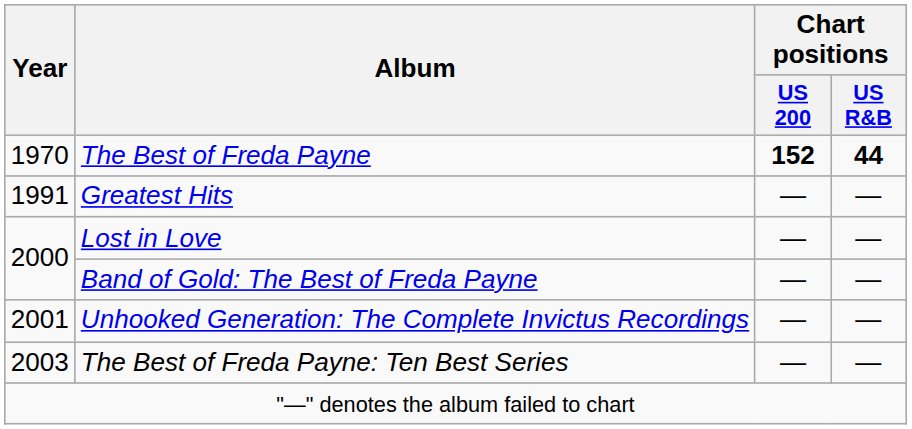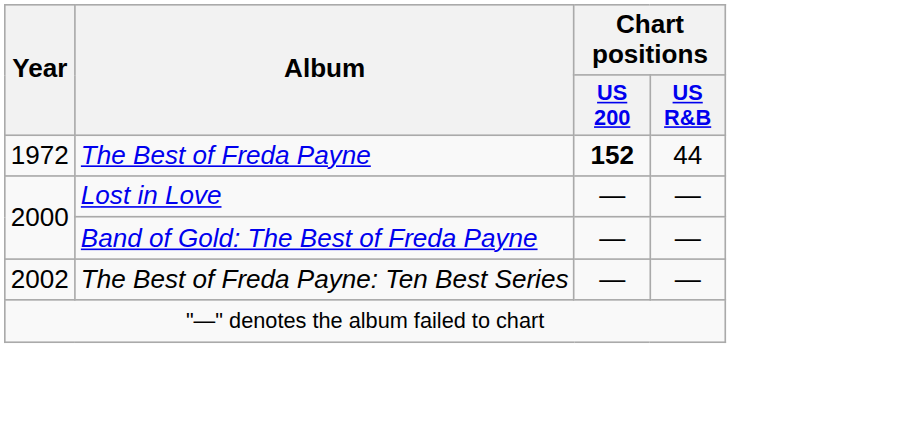(40, 155) 1970 -> (40, 155) 1972
(868, 155) bold -> (688, 155) normal
- row: (157, 196)
- row: (415, 320)
(40, 361) 2003 -> (40, 279) 2002
